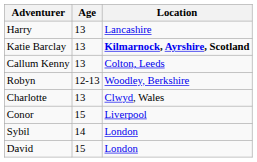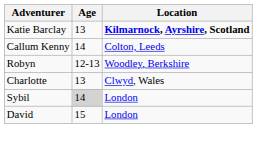- row: (19, 30)
(80, 64) 13 -> (80, 47) 14
- row: (20, 115)
(80, 132) no background -> (80, 98) lightgrey background
